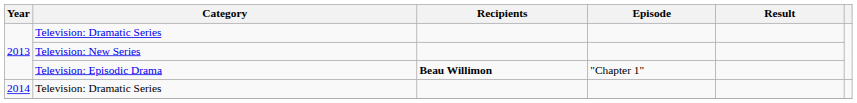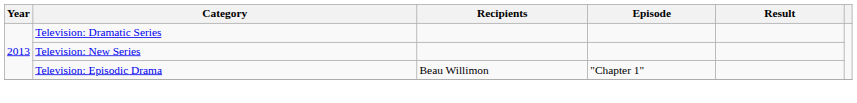(456, 70) bold -> (454, 70) normal
- row: (18, 89)
